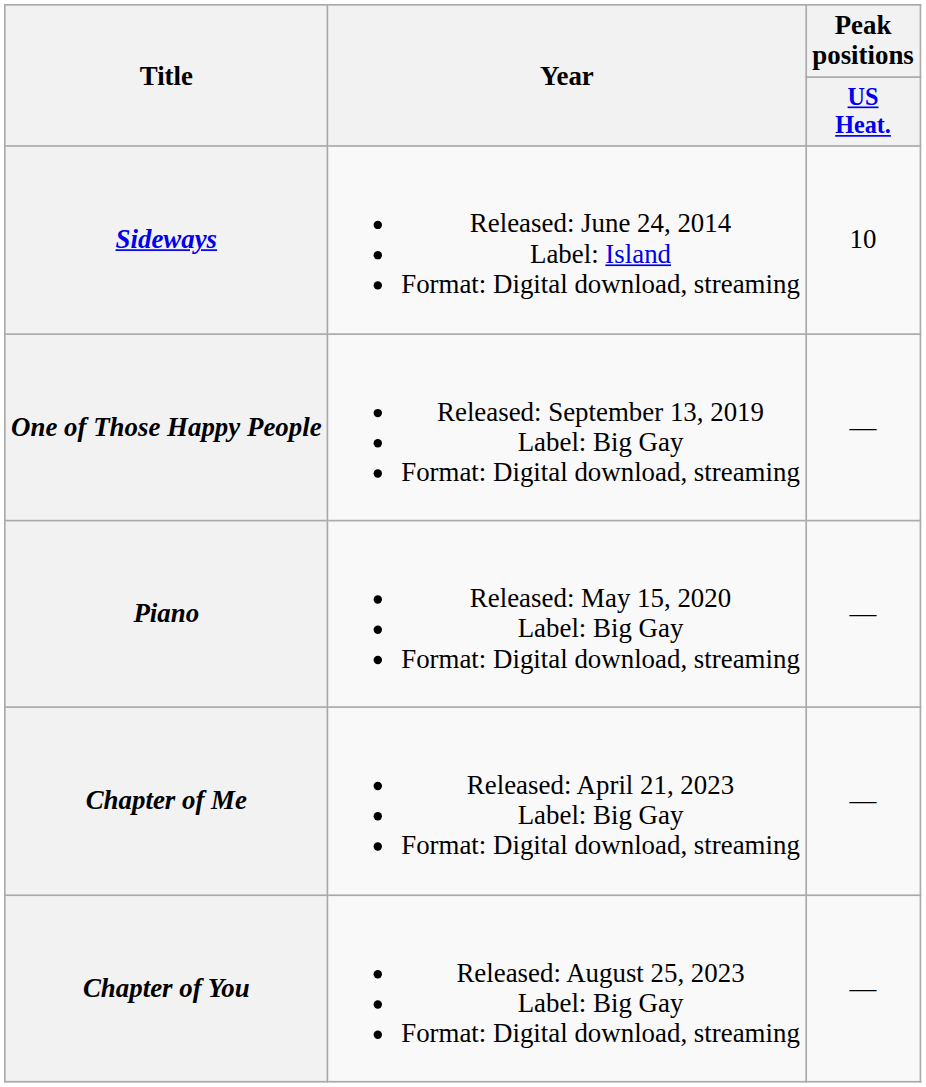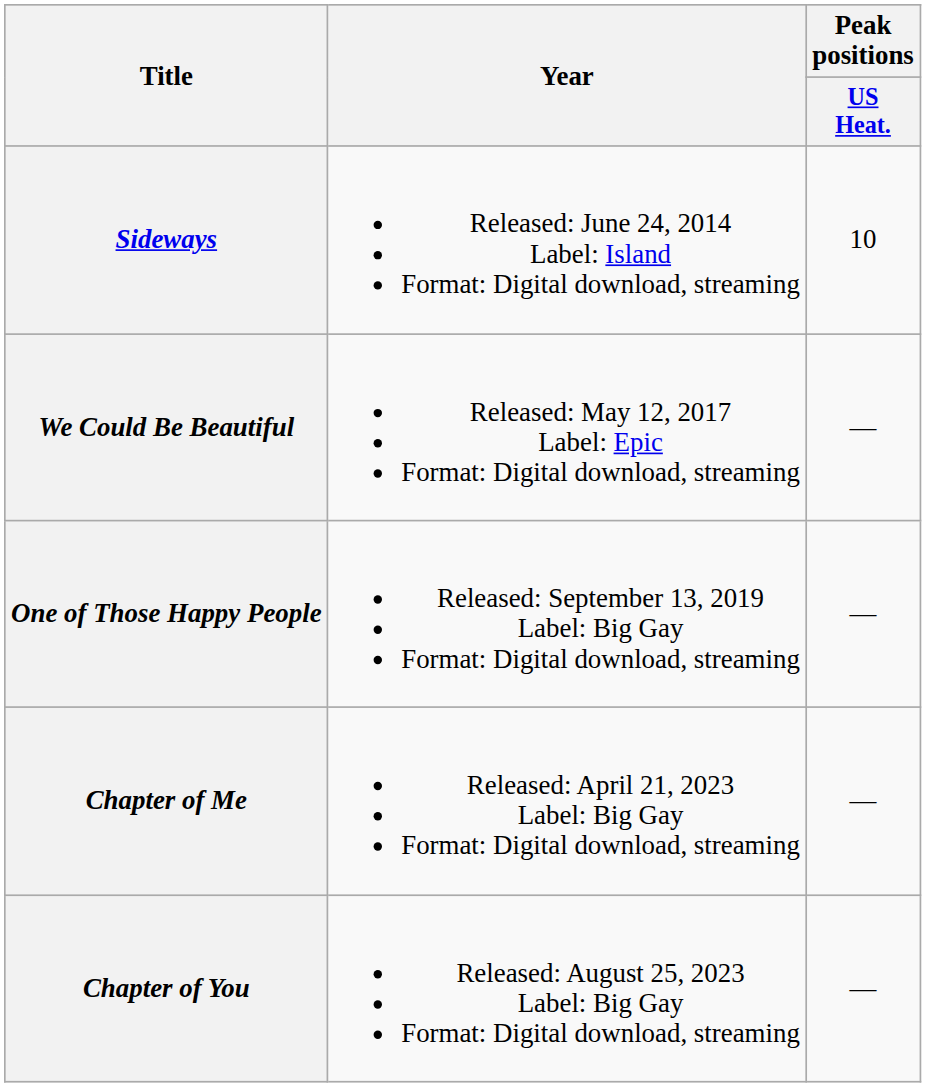+ row: (166, 426)
- row: (166, 613)
